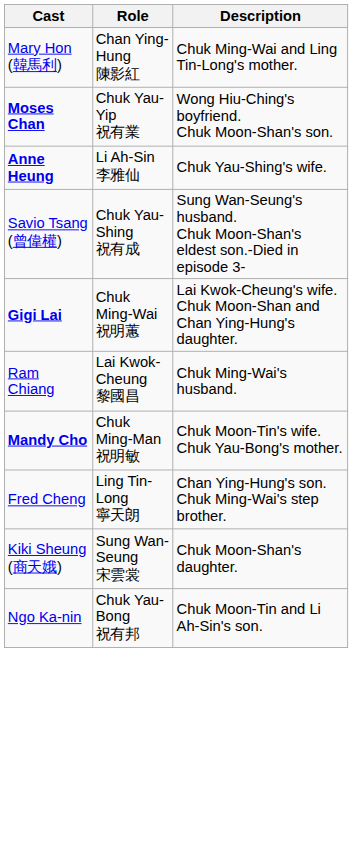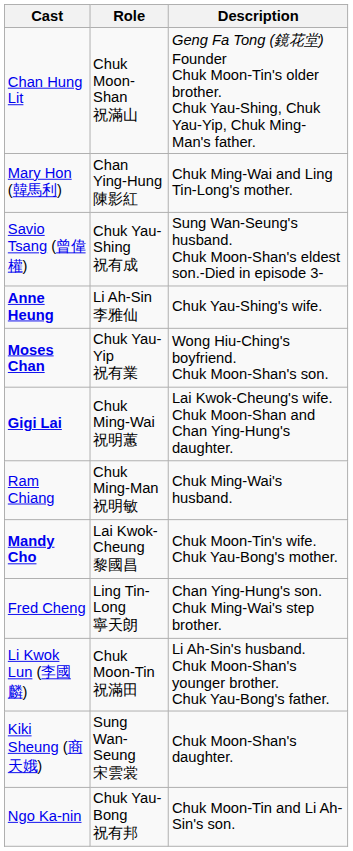+ row: (45, 90)
rows swapped: (48, 232) <-> (31, 116)
(128, 380) Lai Kwok-Cheung 黎國昌 -> (126, 489) Chuk Ming-Man 祝明敏
(128, 439) Chuk Ming-Man 祝明敏 -> (125, 548) Lai Kwok-Cheung 黎國昌
+ row: (39, 673)
